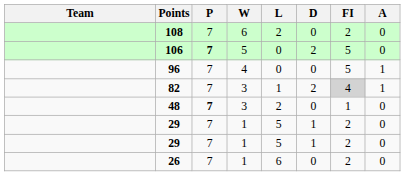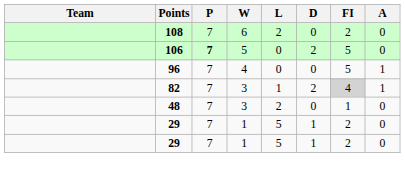(210, 106) bold -> (210, 106) normal
- row: (174, 161)
